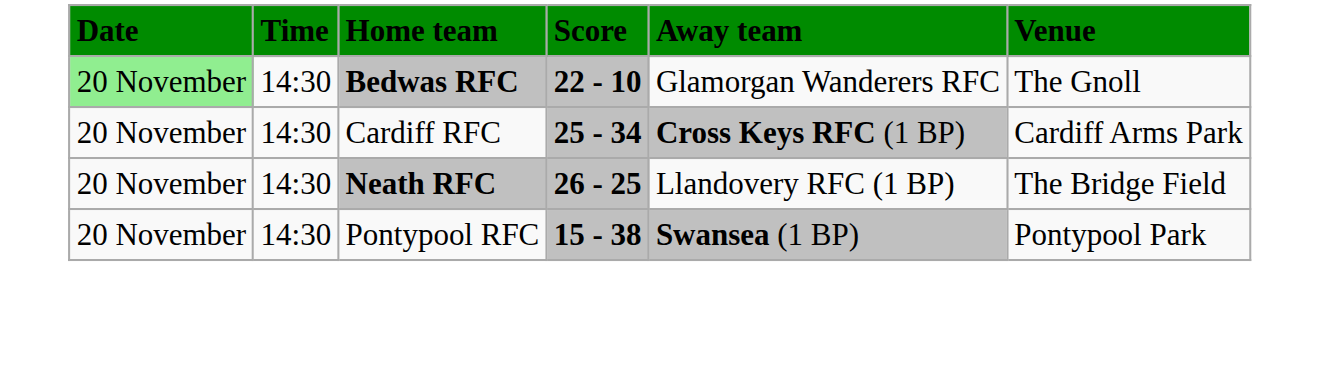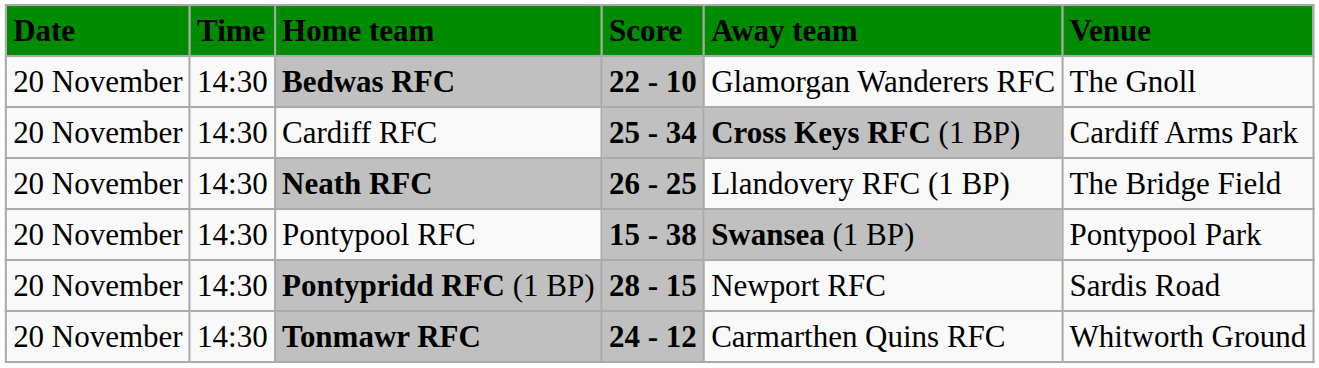(161, 81) lightgreen background -> (98, 81) no background
+ row: (438, 285)
+ row: (381, 336)
